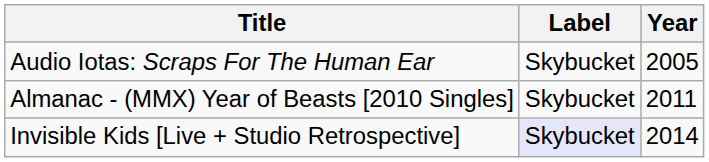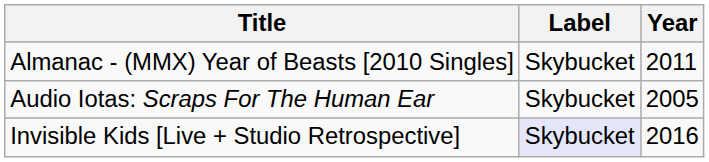rows swapped: (222, 61) <-> (262, 99)
(672, 136) 2014 -> (672, 136) 2016
